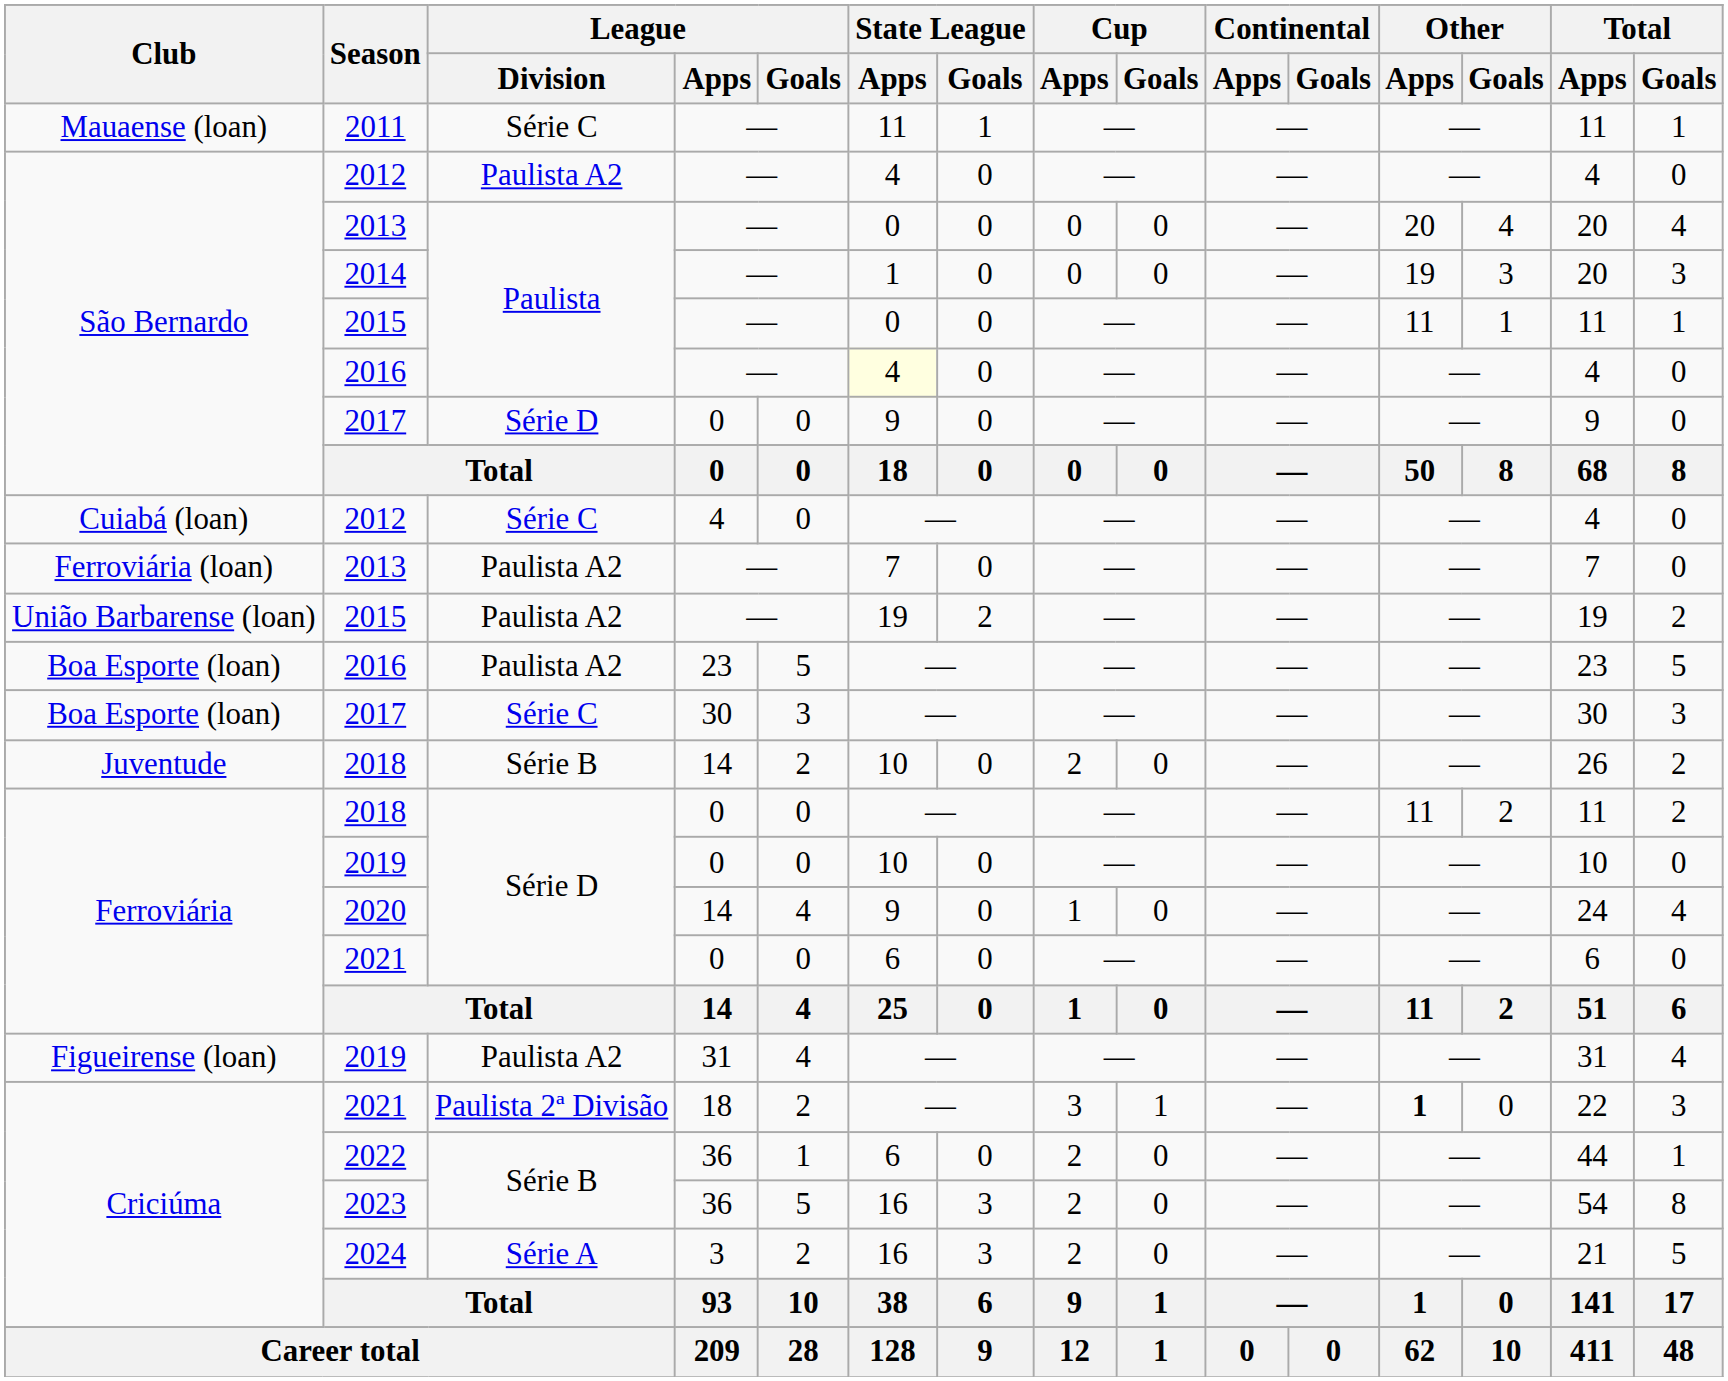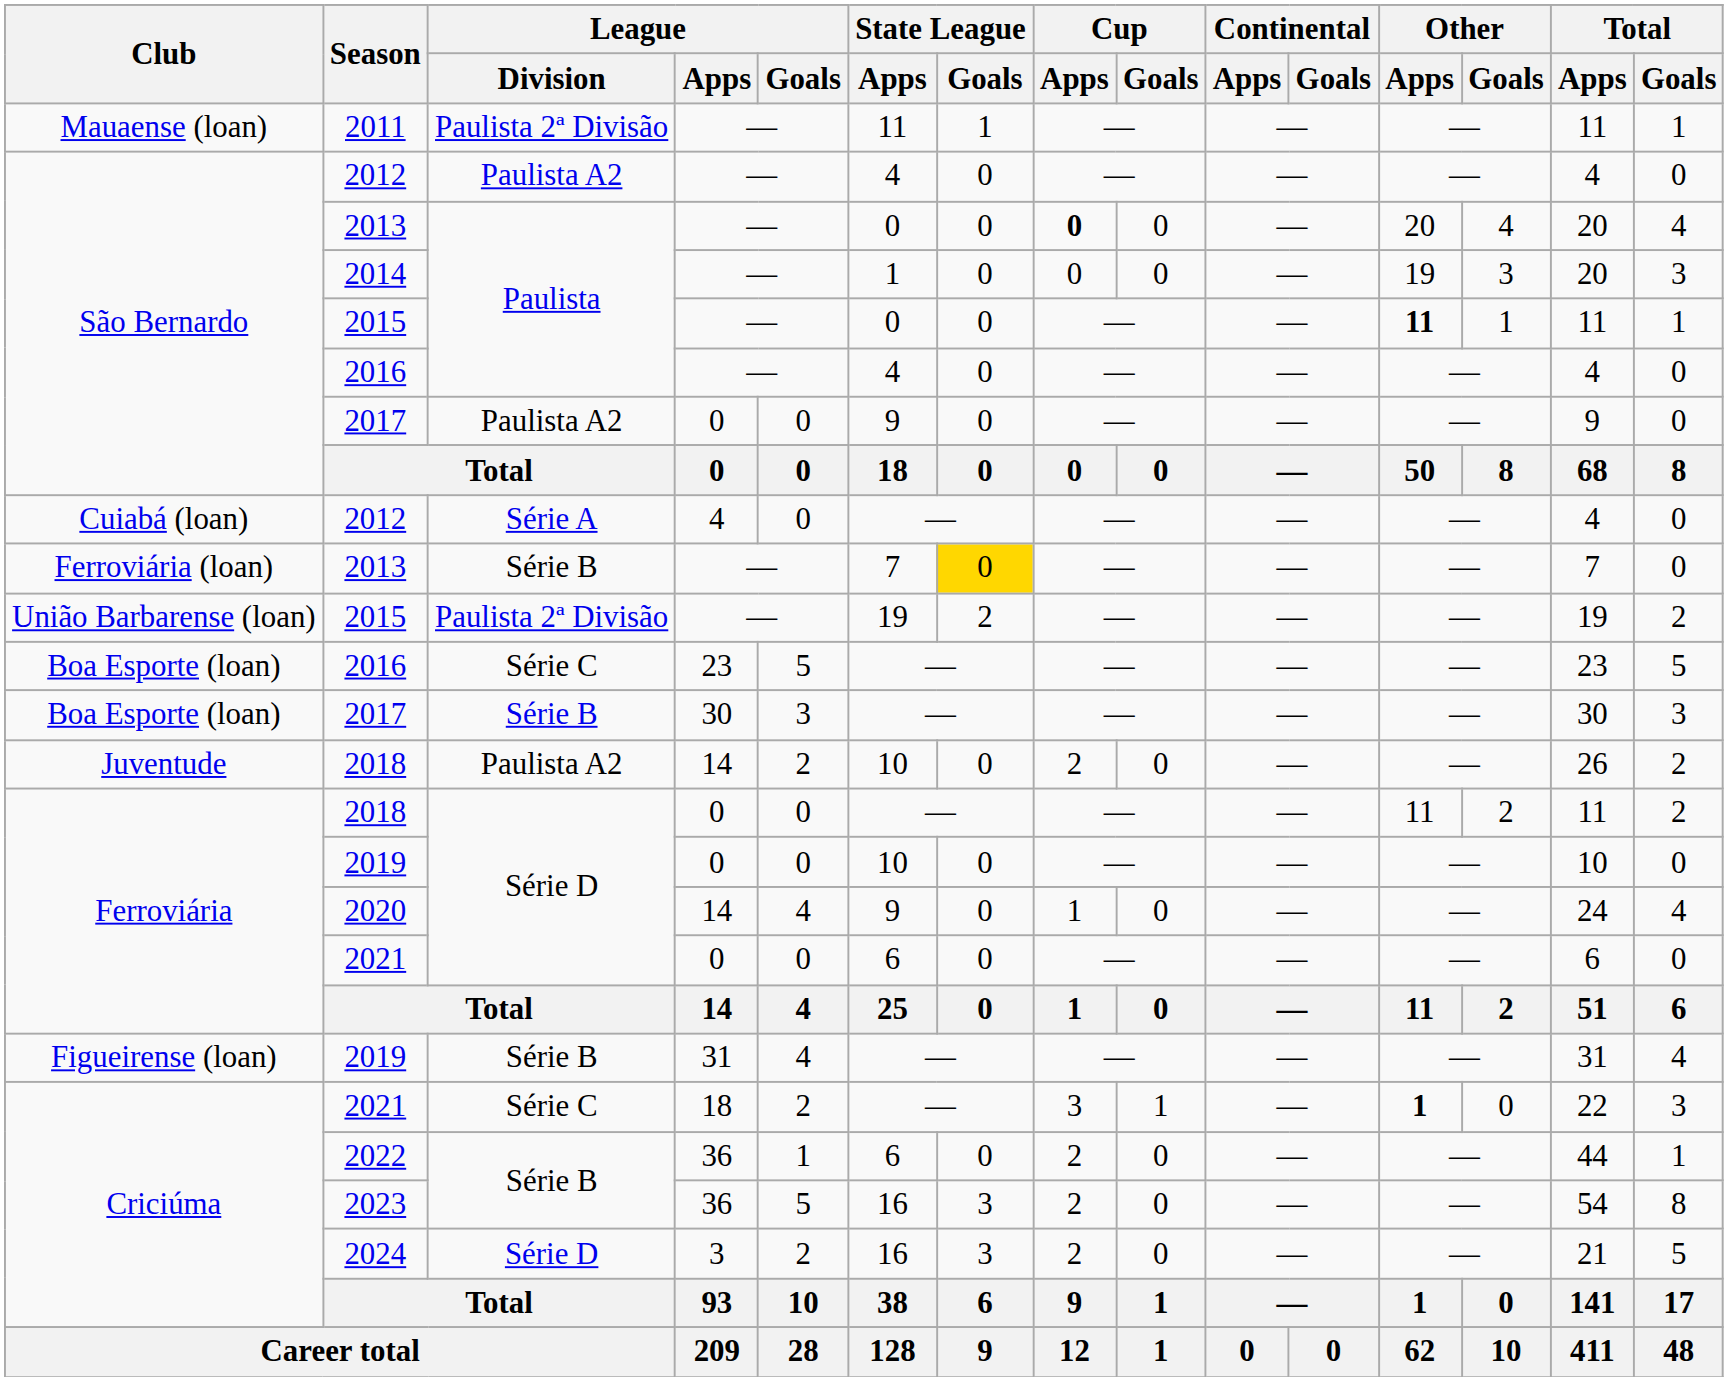(552, 126) Série C -> (552, 126) Paulista 2ª Divisão
(1074, 224) normal -> (1074, 224) bold
(1420, 322) normal -> (1420, 322) bold
(892, 371) lightyellow background -> (892, 371) no background
(552, 420) Série D -> (552, 420) Paulista A2
(552, 518) Série C -> (552, 518) Série A
(552, 567) Paulista A2 -> (552, 567) Série B
(985, 567) no background -> (985, 567) gold background
(552, 616) Paulista A2 -> (552, 616) Paulista 2ª Divisão
(552, 665) Paulista A2 -> (552, 665) Série C
(552, 714) Série C -> (552, 714) Série B
(552, 763) Série B -> (552, 763) Paulista A2
(552, 1057) Paulista A2 -> (552, 1057) Série B
(552, 1106) Paulista 2ª Divisão -> (552, 1106) Série C
(552, 1253) Série A -> (552, 1253) Série D
